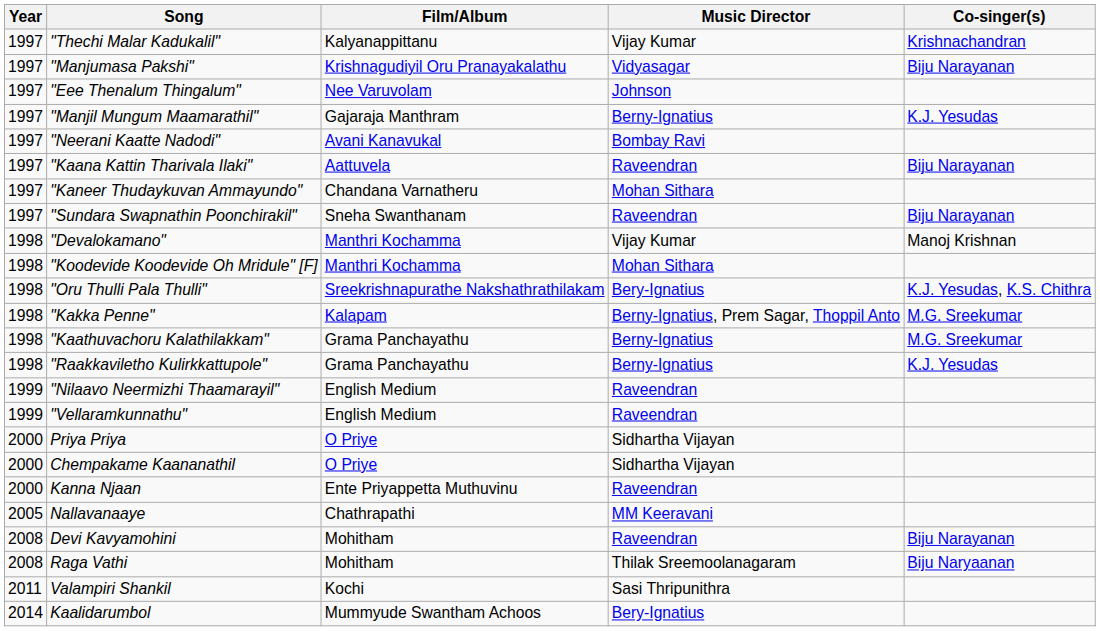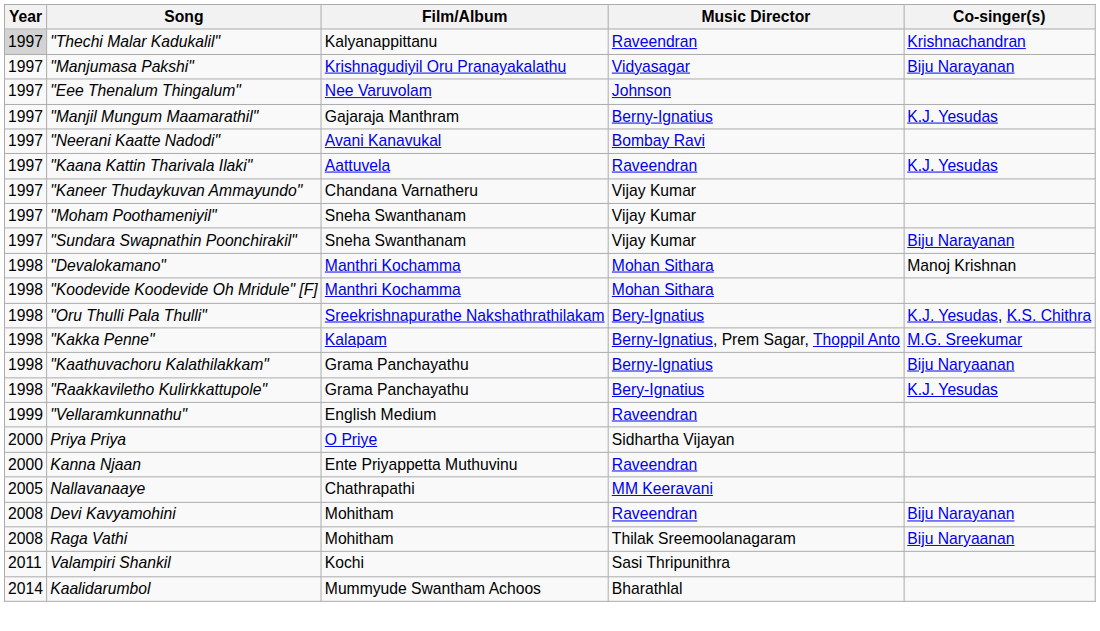(26, 41) no background -> (26, 41) lightgrey background
(654, 41) Vijay Kumar -> (655, 41) Raveendran
(961, 166) Biju Narayanan -> (953, 166) K.J. Yesudas
(663, 191) Mohan Sithara -> (654, 191) Vijay Kumar
+ row: (133, 215)
(655, 215) Raveendran -> (654, 240) Vijay Kumar
(654, 240) Vijay Kumar -> (663, 265) Mohan Sithara
(965, 340) M.G. Sreekumar -> (961, 365) Biju Naryaanan
(662, 365) Berny-Ignatius -> (658, 389) Bery-Ignatius
- row: (165, 389)
- row: (143, 464)
(658, 613) Bery-Ignatius -> (647, 588) Bharathlal
